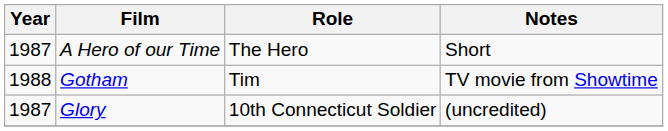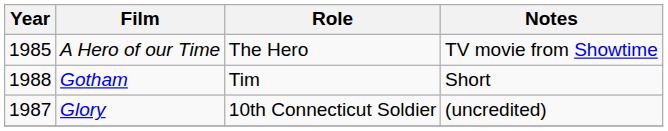(30, 49) 1987 -> (30, 49) 1985
(468, 49) Short -> (551, 49) TV movie from Showtime
(551, 79) TV movie from Showtime -> (468, 79) Short
